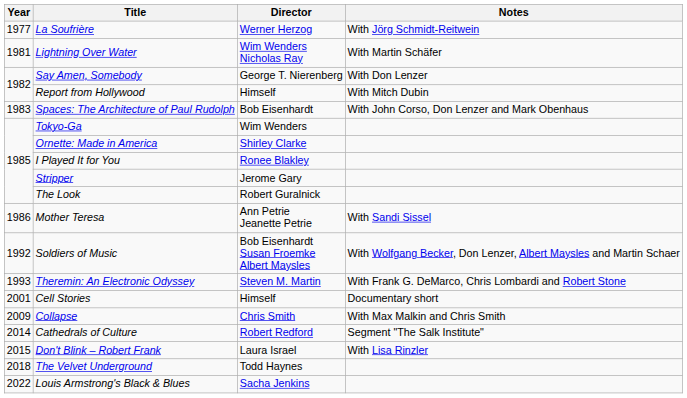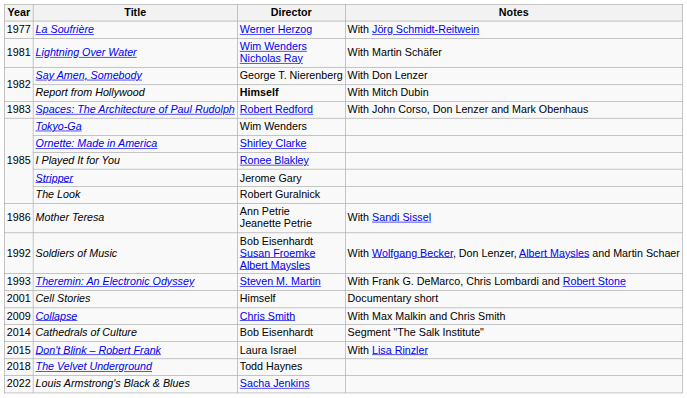(258, 93) normal -> (259, 93) bold
(276, 110) Bob Eisenhardt -> (276, 110) Robert Redford
(276, 333) Robert Redford -> (276, 333) Bob Eisenhardt
